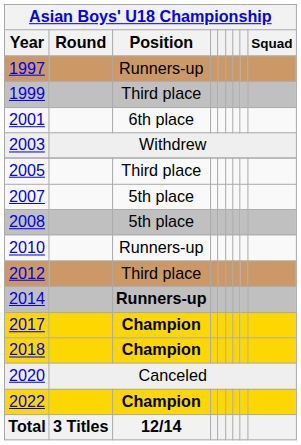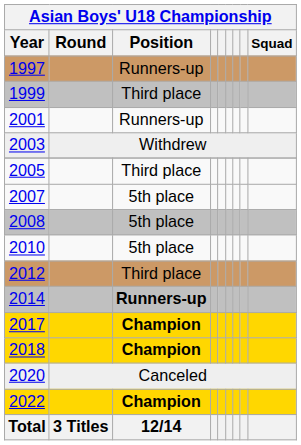(161, 119) 6th place -> (161, 119) Runners-up
(161, 247) Runners-up -> (161, 247) 5th place
